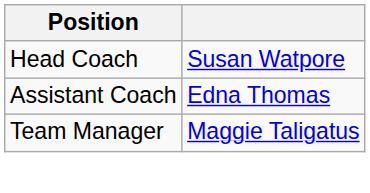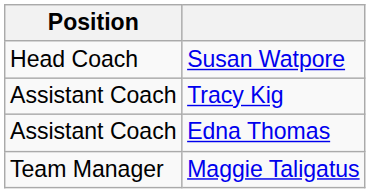+ row: (235, 95)
